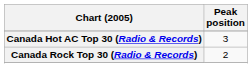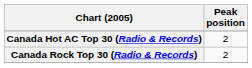(226, 39) 3 -> (226, 39) 2
